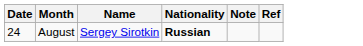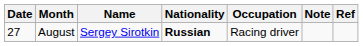+ column: (265, 13)
(14, 32) 24 -> (14, 32) 27
